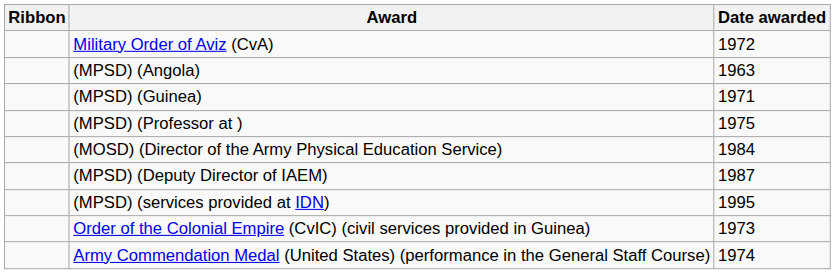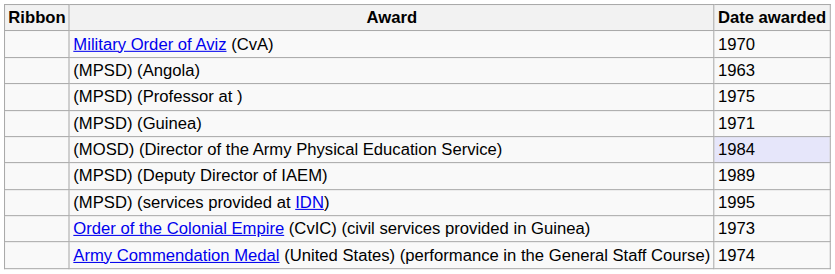(736, 44) 1972 -> (736, 44) 1970
rows swapped: (138, 96) <-> (158, 123)
(736, 149) no background -> (736, 149) lavender background
(736, 176) 1987 -> (736, 176) 1989
